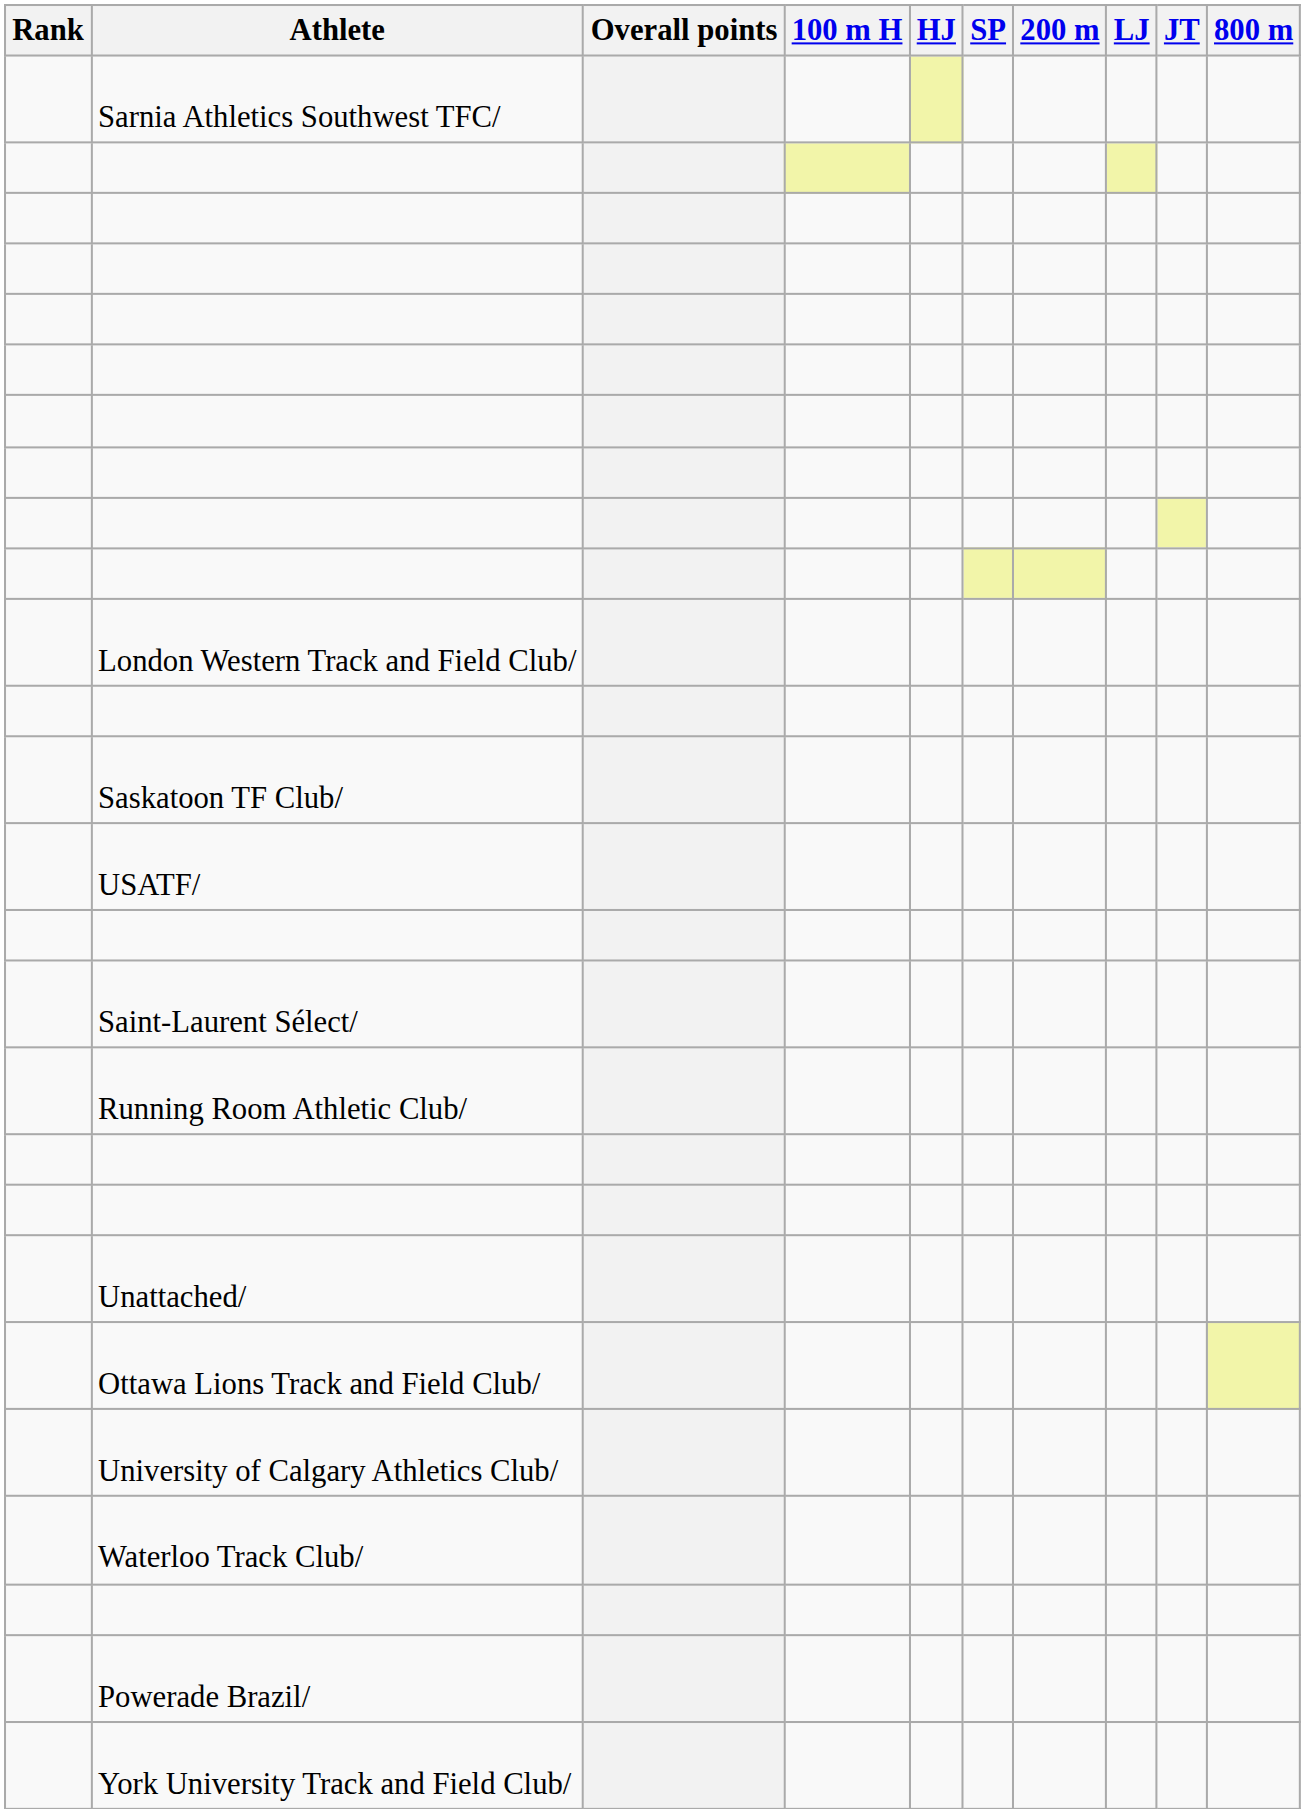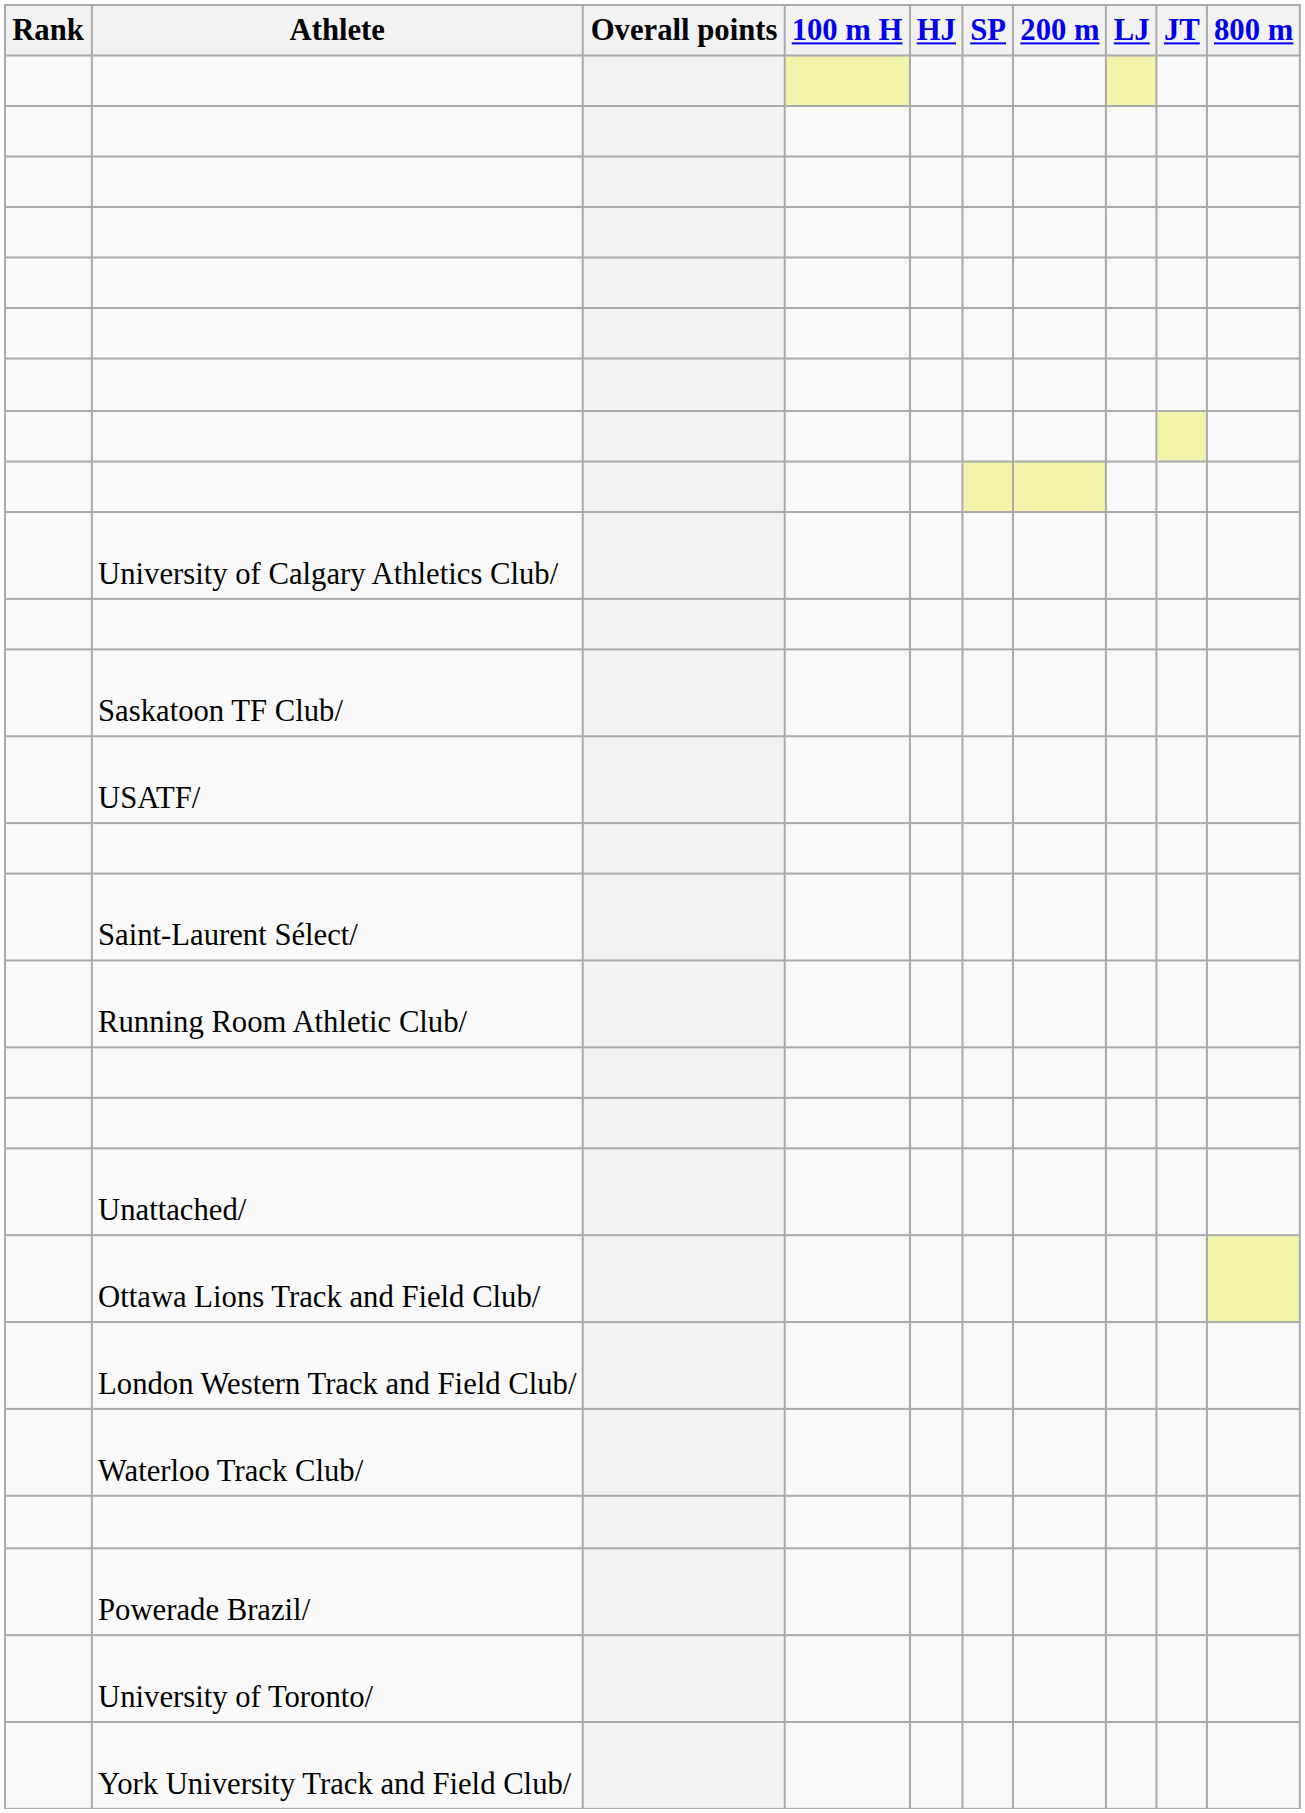- row: (48, 99)
rows swapped: (48, 1453) <-> (48, 642)
+ row: (48, 1678)
